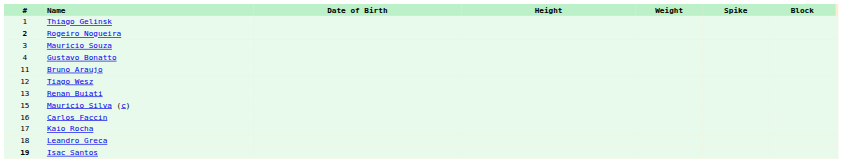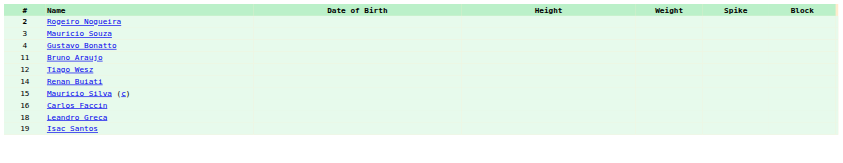- row: (79, 22)
(25, 93) 13 -> (25, 81) 14
- row: (70, 129)
(25, 153) bold -> (25, 129) normal
